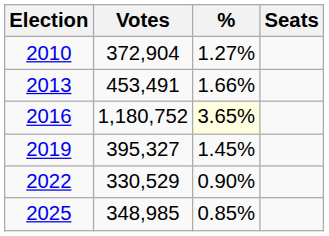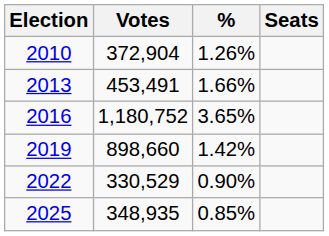(226, 52) 1.27% -> (226, 52) 1.26%
(226, 117) lightyellow background -> (226, 117) no background
(143, 149) 395,327 -> (143, 149) 898,660
(226, 149) 1.45% -> (226, 149) 1.42%
(143, 213) 348,985 -> (143, 213) 348,935
